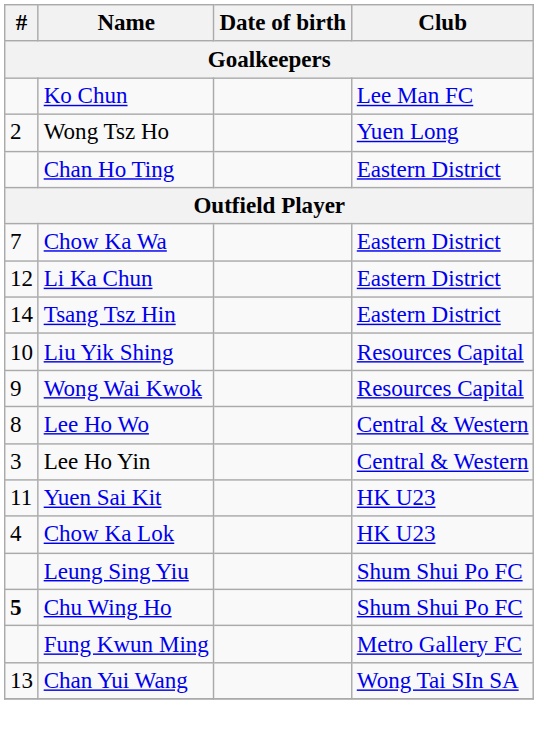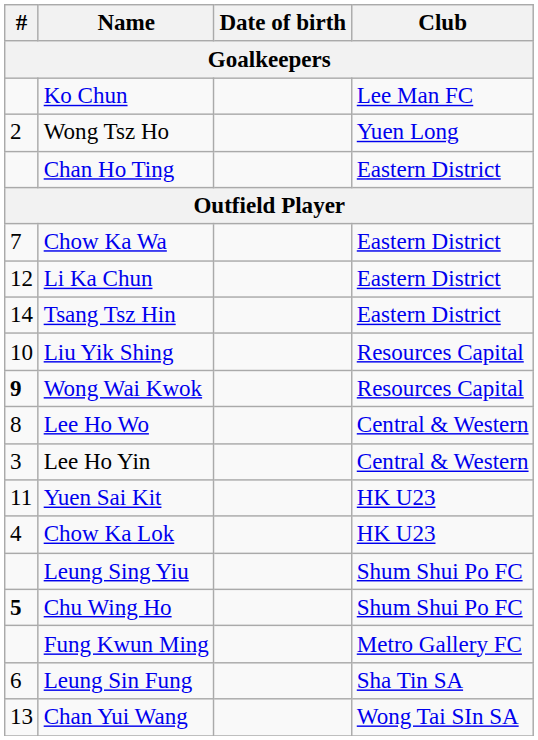(16, 388) normal -> (16, 388) bold
+ row: (118, 680)
